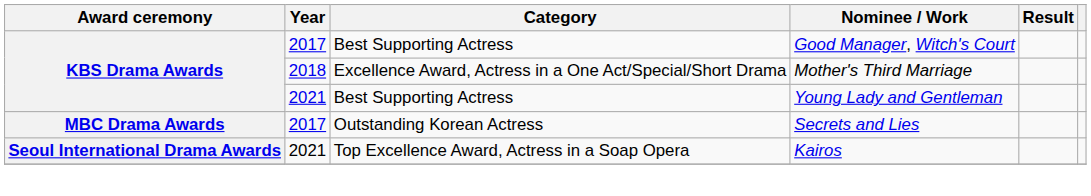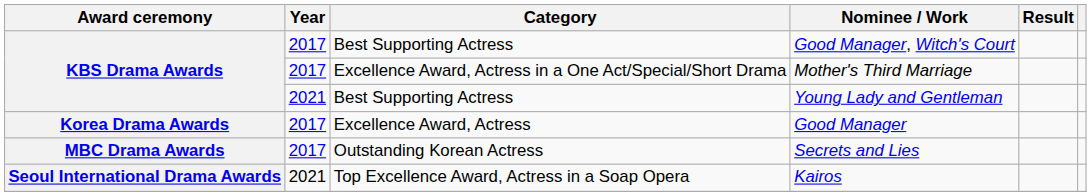(307, 71) 2018 -> (307, 71) 2017
+ row: (850, 124)
